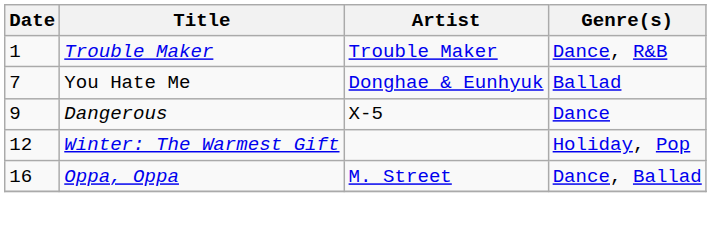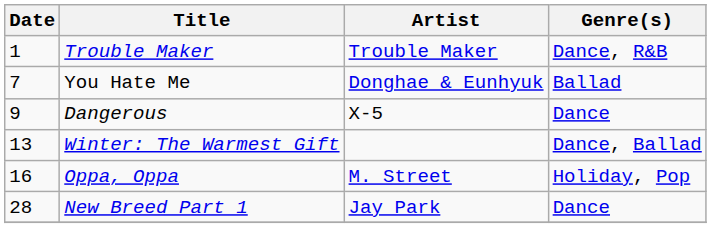(21, 145) 12 -> (21, 145) 13
(621, 145) Holiday, Pop -> (627, 145) Dance, Ballad
(627, 176) Dance, Ballad -> (621, 176) Holiday, Pop
+ row: (156, 207)
